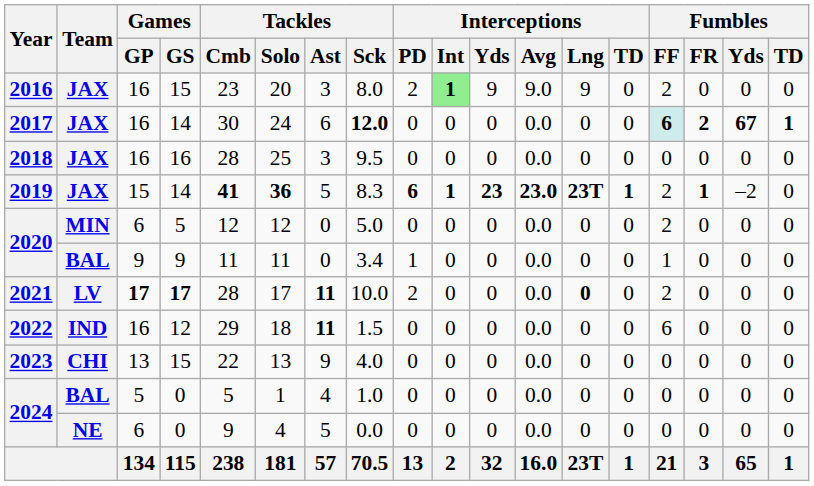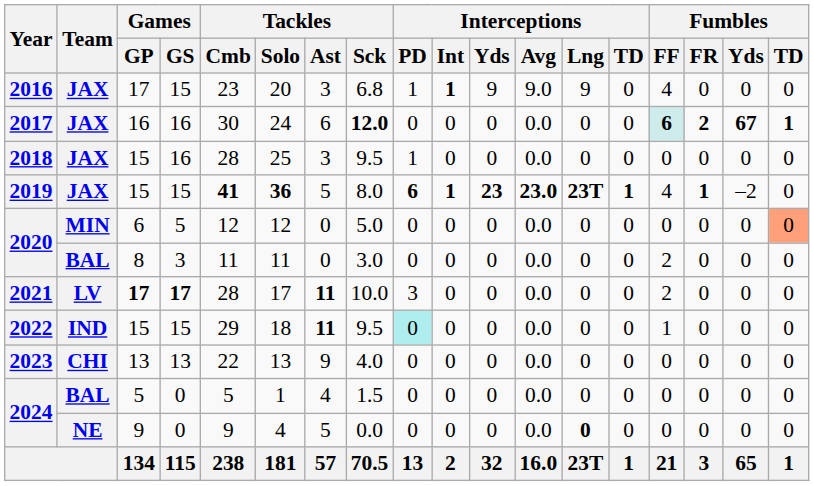(139, 89) 16 -> (139, 89) 17
(370, 89) 8.0 -> (370, 89) 6.8
(412, 89) 2 -> (412, 89) 1
(450, 89) lightgreen background -> (450, 89) no background
(667, 89) 2 -> (667, 89) 4
(180, 123) 14 -> (180, 123) 16
(139, 157) 16 -> (139, 157) 15
(412, 157) 0 -> (412, 157) 1
(180, 191) 14 -> (180, 191) 15
(370, 191) 8.3 -> (370, 191) 8.0
(667, 191) 2 -> (667, 191) 4
(667, 225) 2 -> (667, 225) 0
(789, 225) no background -> (789, 225) lightsalmon background
(139, 259) 9 -> (139, 259) 8
(180, 259) 9 -> (180, 259) 3
(370, 259) 3.4 -> (370, 259) 3.0
(412, 259) 1 -> (412, 259) 0
(667, 259) 1 -> (667, 259) 2
(412, 293) 2 -> (412, 293) 3
(585, 293) bold -> (585, 293) normal
(139, 327) 16 -> (139, 327) 15
(180, 327) 12 -> (180, 327) 15
(370, 327) 1.5 -> (370, 327) 9.5
(412, 327) no background -> (412, 327) paleturquoise background
(667, 327) 6 -> (667, 327) 1
(180, 361) 15 -> (180, 361) 13
(370, 395) 1.0 -> (370, 395) 1.5
(139, 429) 6 -> (139, 429) 9
(585, 429) normal -> (585, 429) bold
